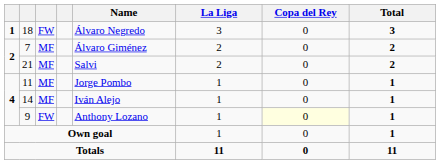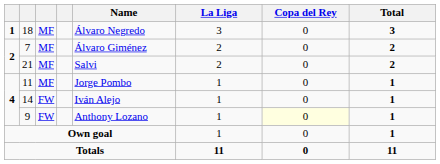(46, 30) FW -> (46, 30) MF
(46, 99) MF -> (46, 99) FW
